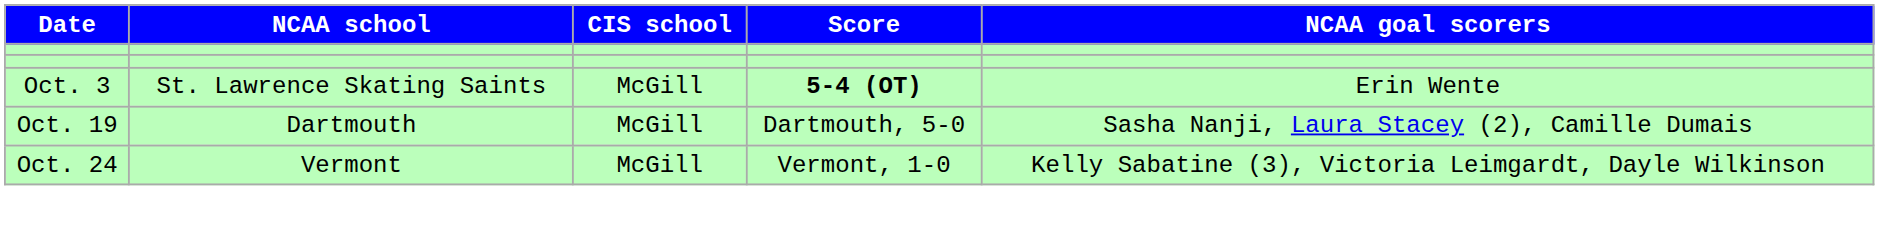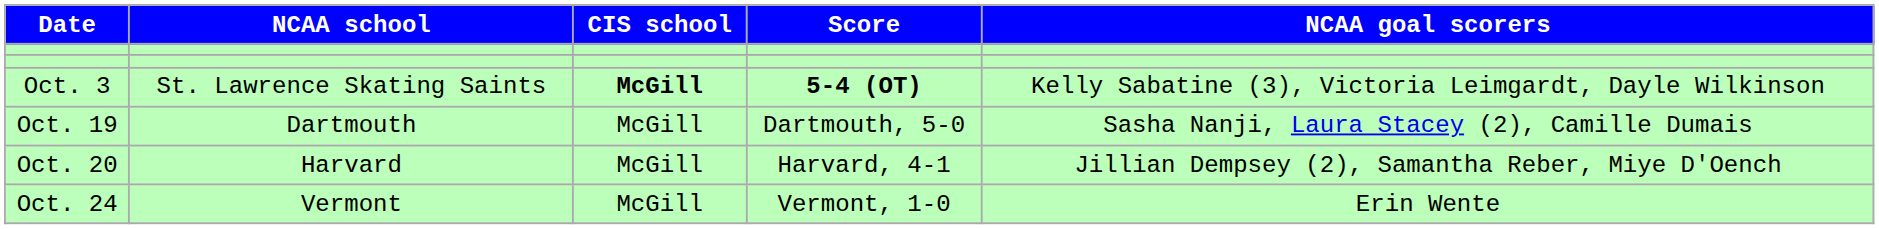(660, 87) normal -> (660, 87) bold
(1428, 87) Erin Wente -> (1428, 87) Kelly Sabatine (3), Victoria Leimgardt, Dayle Wilkinson
+ row: (67, 165)
(1428, 165) Kelly Sabatine (3), Victoria Leimgardt, Dayle Wilkinson -> (1428, 204) Erin Wente
